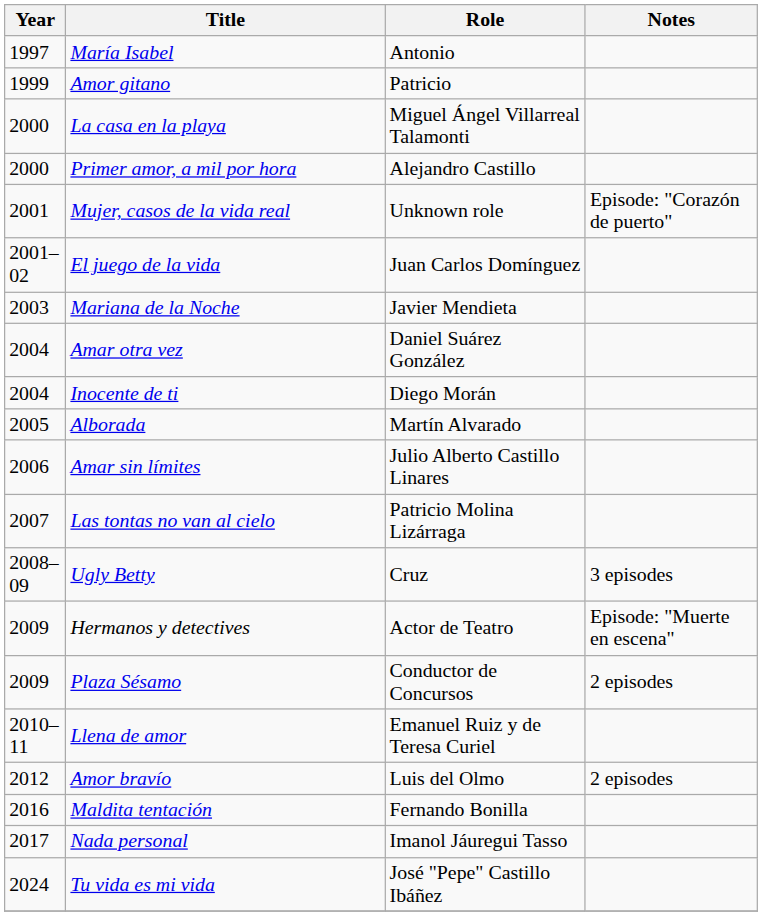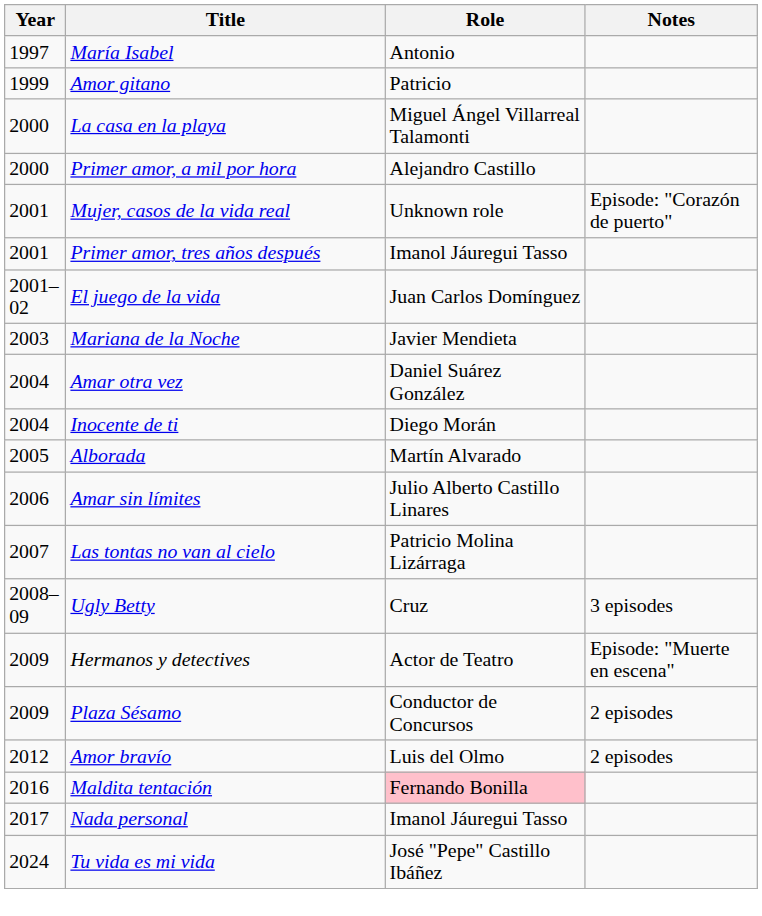+ row: (195, 253)
- row: (128, 735)
(459, 809) no background -> (459, 787) pink background
